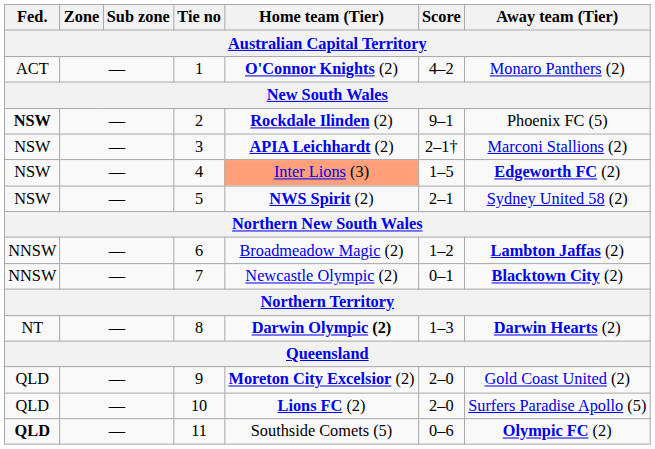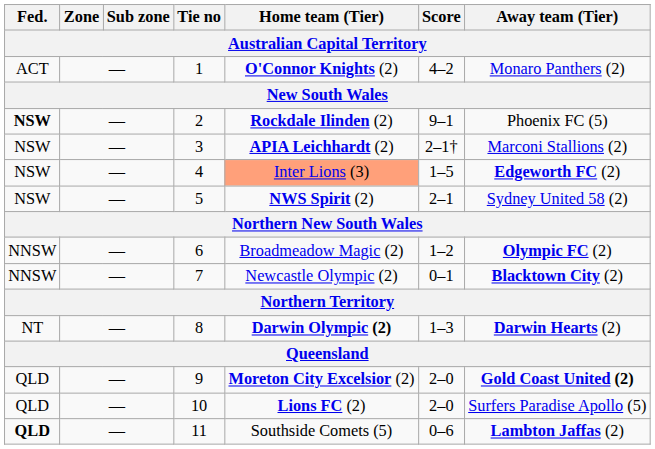(557, 250) Lambton Jaffas (2) -> (557, 250) Olympic FC (2)
(557, 379) normal -> (557, 379) bold
(557, 431) Olympic FC (2) -> (557, 431) Lambton Jaffas (2)
